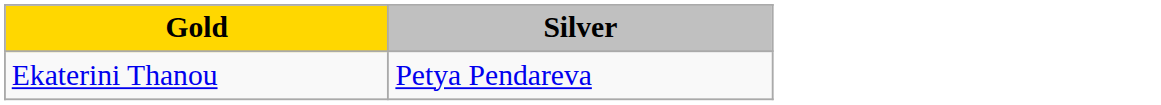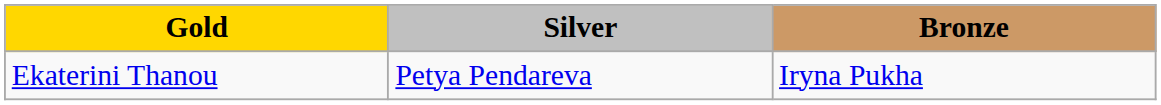+ column: (964, 27)
